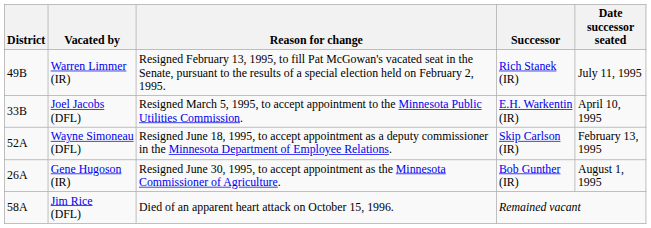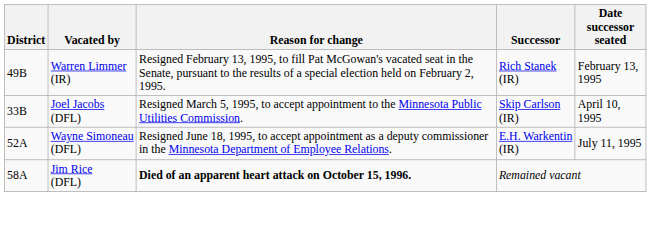(610, 72) July 11, 1995 -> (608, 72) February 13, 1995
(536, 111) E.H. Warkentin (IR) -> (530, 111) Skip Carlson (IR)
(530, 143) Skip Carlson (IR) -> (536, 143) E.H. Warkentin (IR)
(608, 143) February 13, 1995 -> (610, 143) July 11, 1995
- row: (86, 175)
(266, 207) normal -> (275, 175) bold
